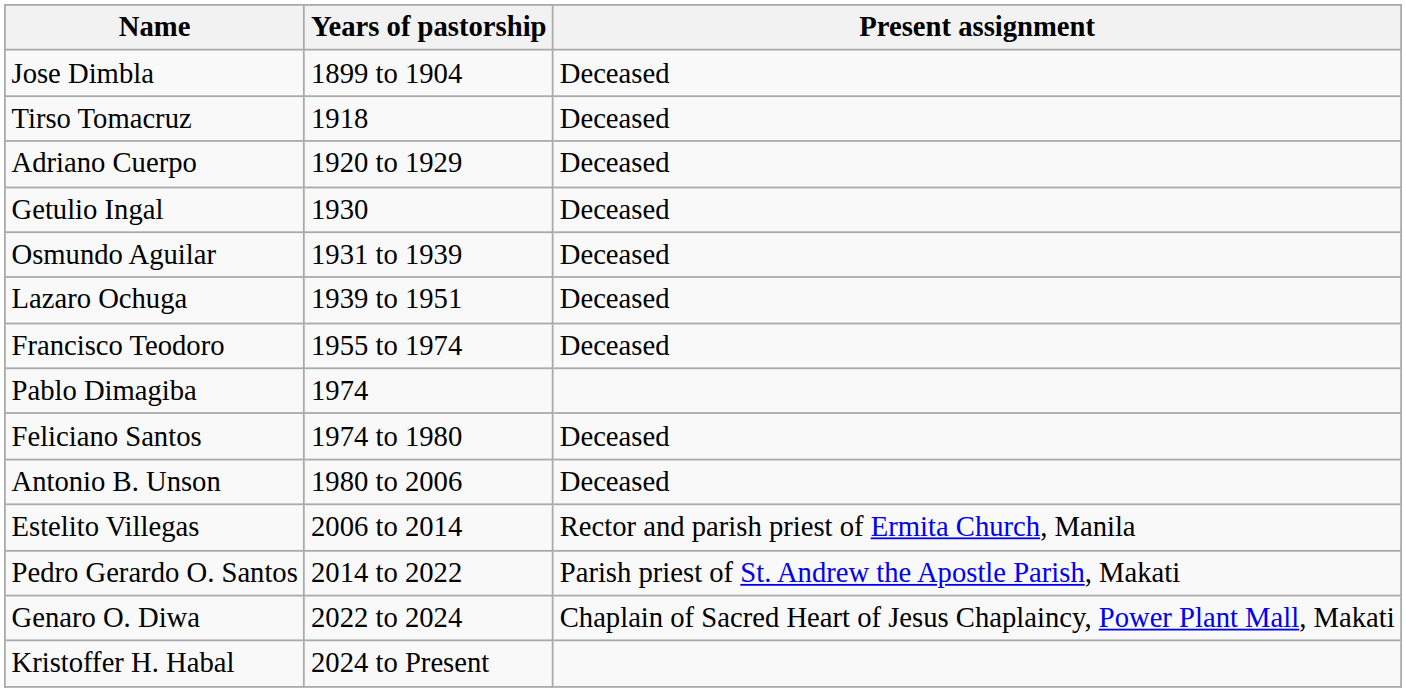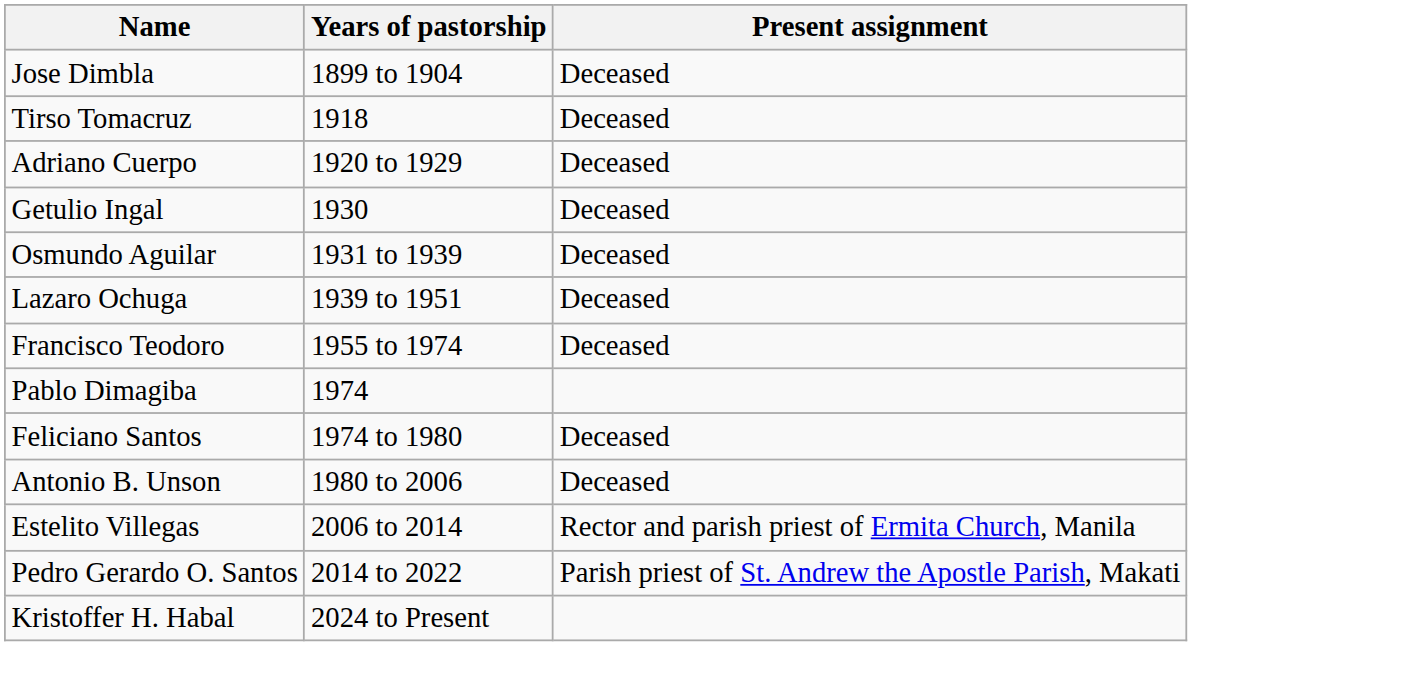- row: (106, 617)
